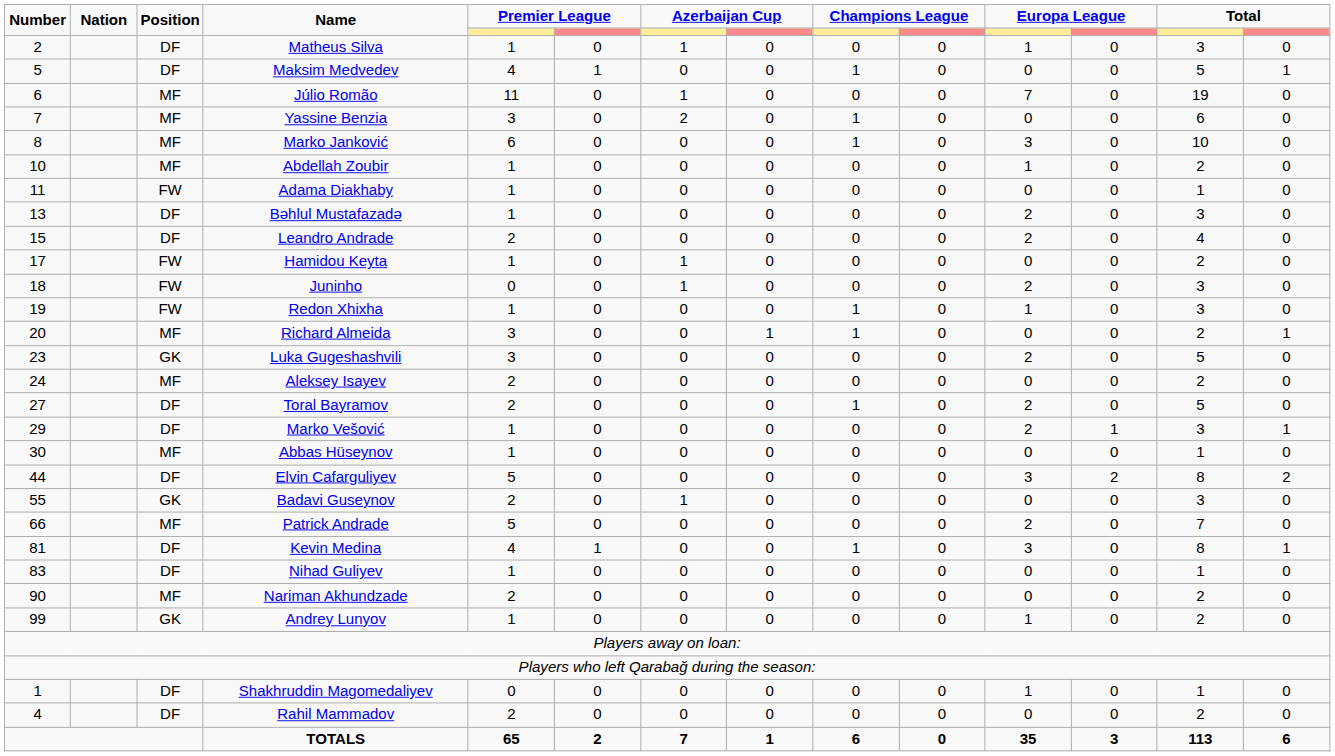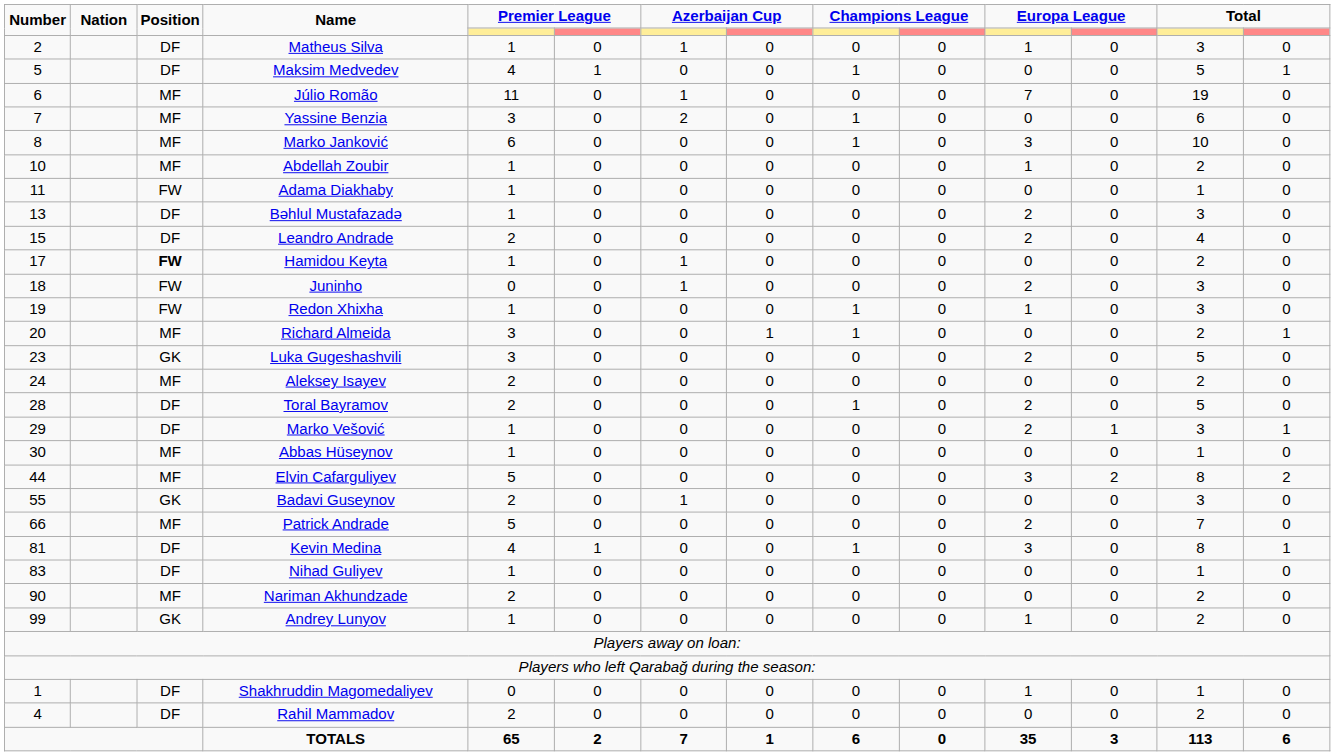(170, 261) normal -> (170, 261) bold
(38, 404) 27 -> (38, 404) 28
(170, 476) DF -> (170, 476) MF
